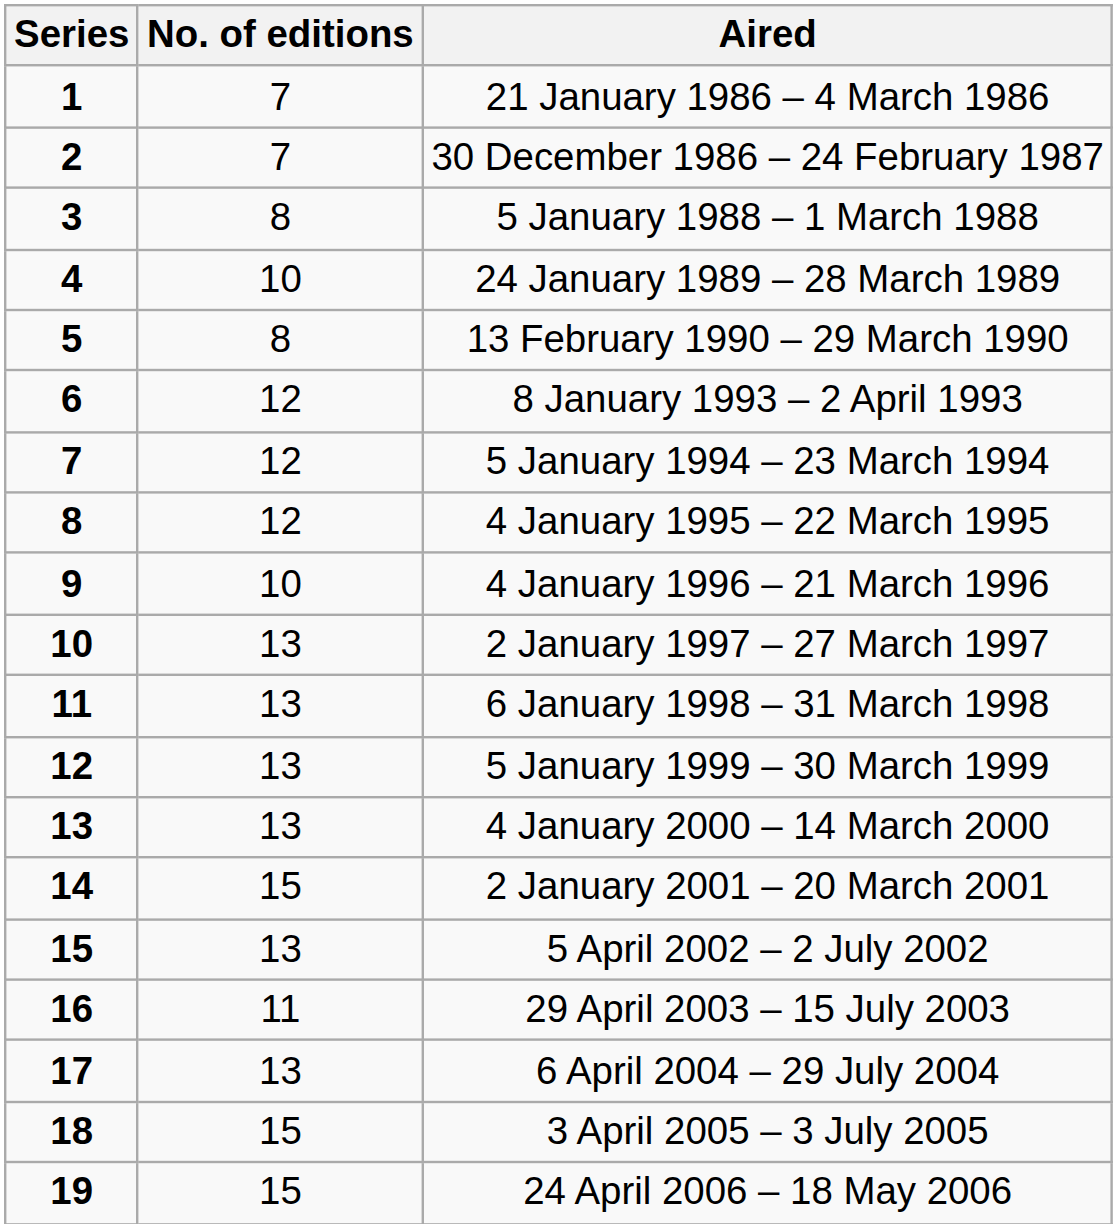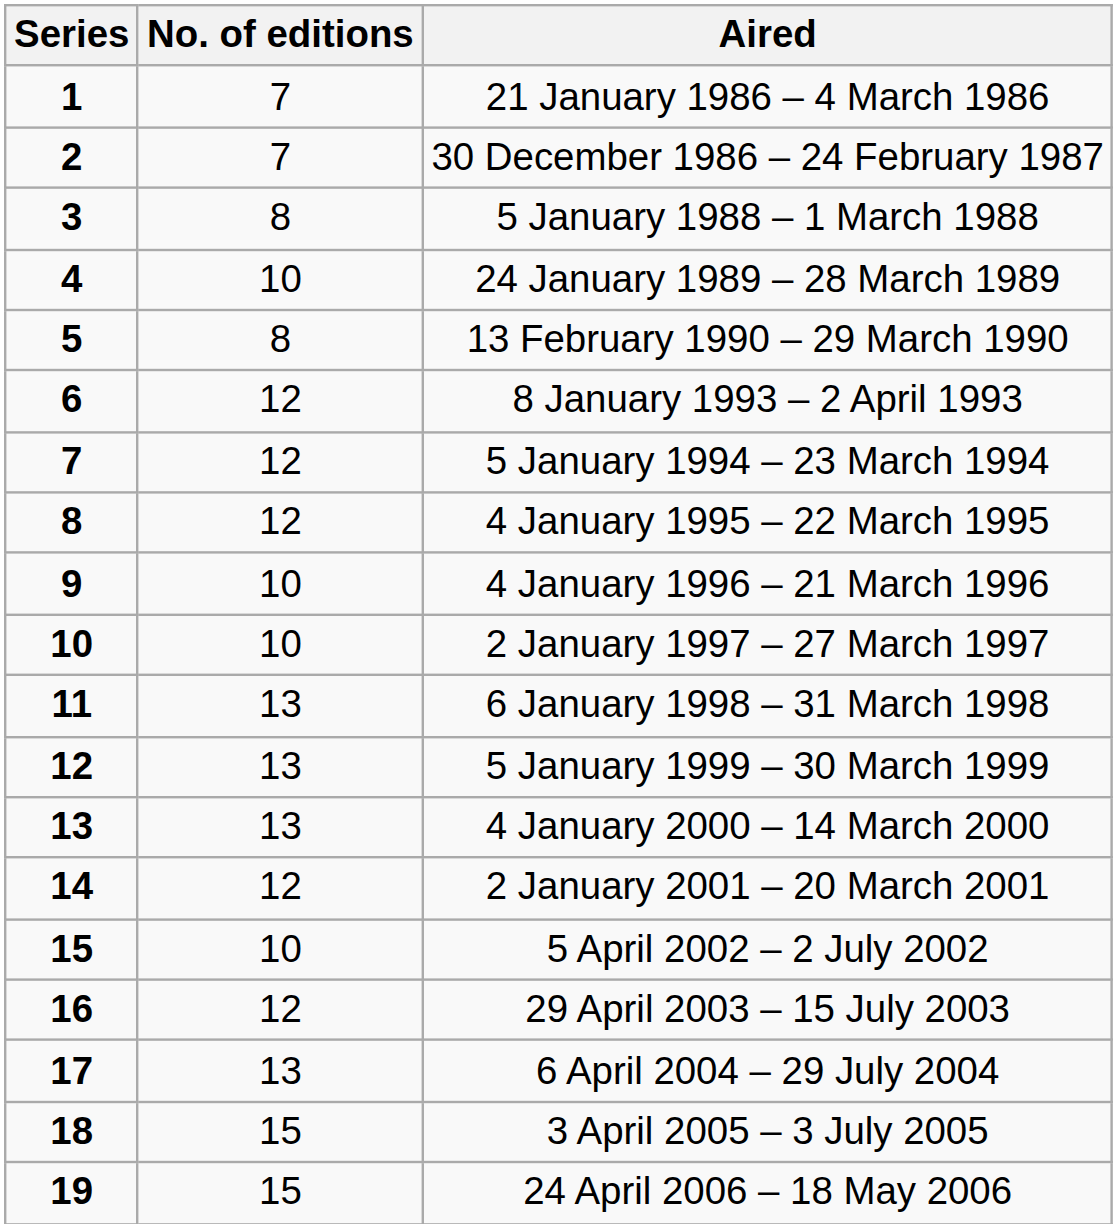(280, 643) 13 -> (280, 643) 10
(280, 887) 15 -> (280, 887) 12
(280, 948) 13 -> (280, 948) 10
(280, 1009) 11 -> (280, 1009) 12
